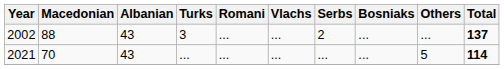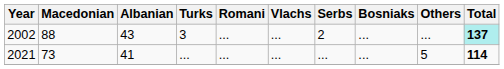(478, 34) no background -> (478, 34) paleturquoise background
(48, 54) 70 -> (48, 54) 73
(127, 54) 43 -> (127, 54) 41
